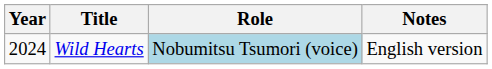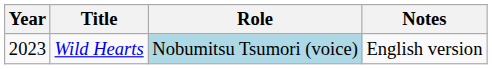(27, 48) 2024 -> (27, 48) 2023
